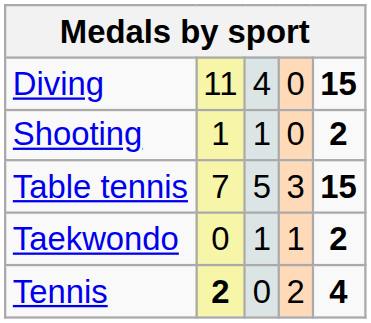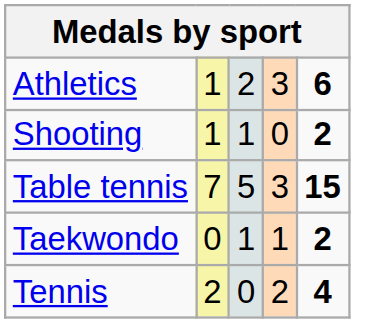+ row: (75, 83)
- row: (58, 83)
(220, 291) bold -> (212, 291) normal
